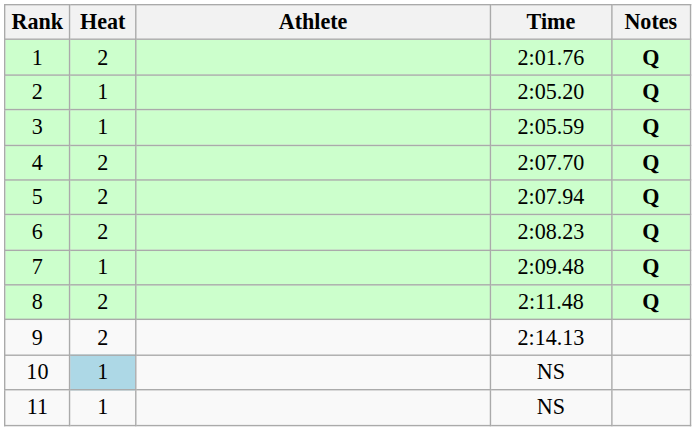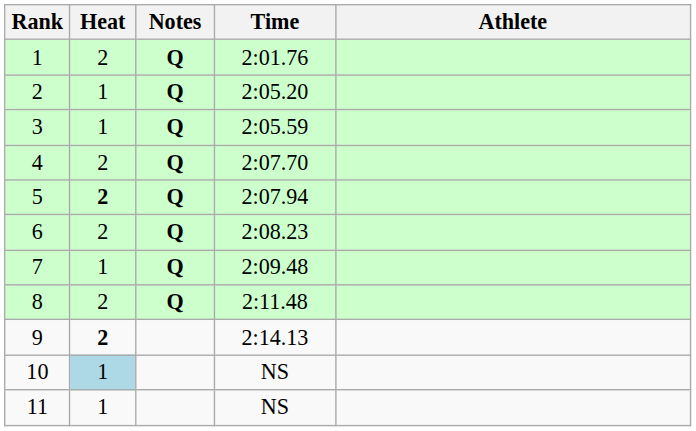columns swapped: (313, 22) <-> (651, 22)
(103, 197) normal -> (103, 197) bold
(103, 337) normal -> (103, 337) bold
